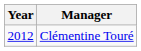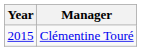(21, 35) 2012 -> (21, 35) 2015
